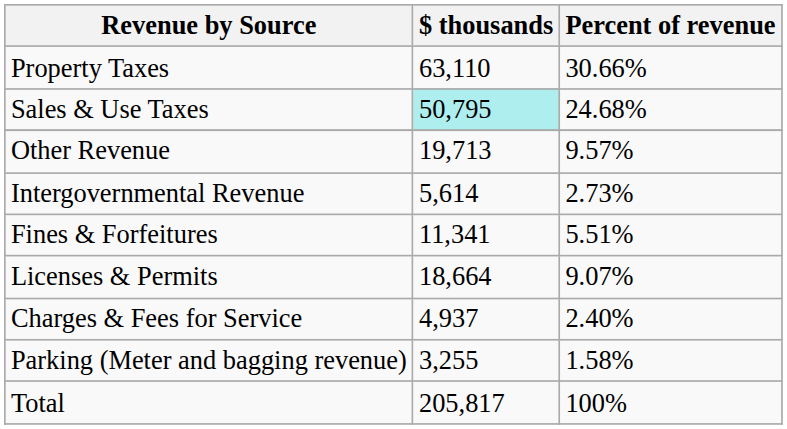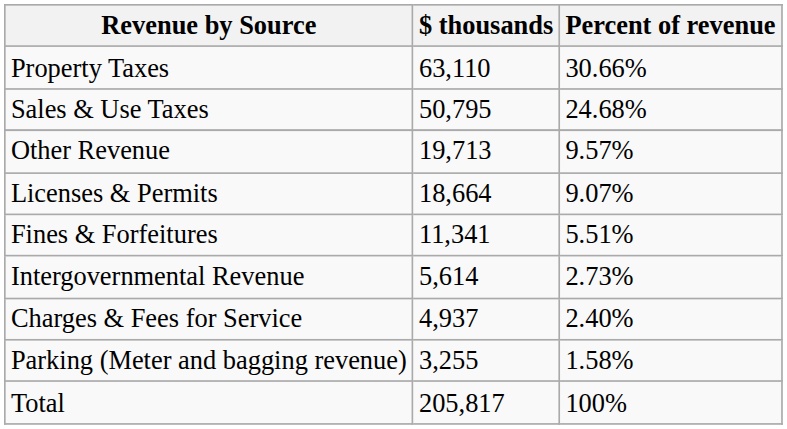(455, 109) paleturquoise background -> (455, 109) no background
rows swapped: (114, 276) <-> (158, 192)
